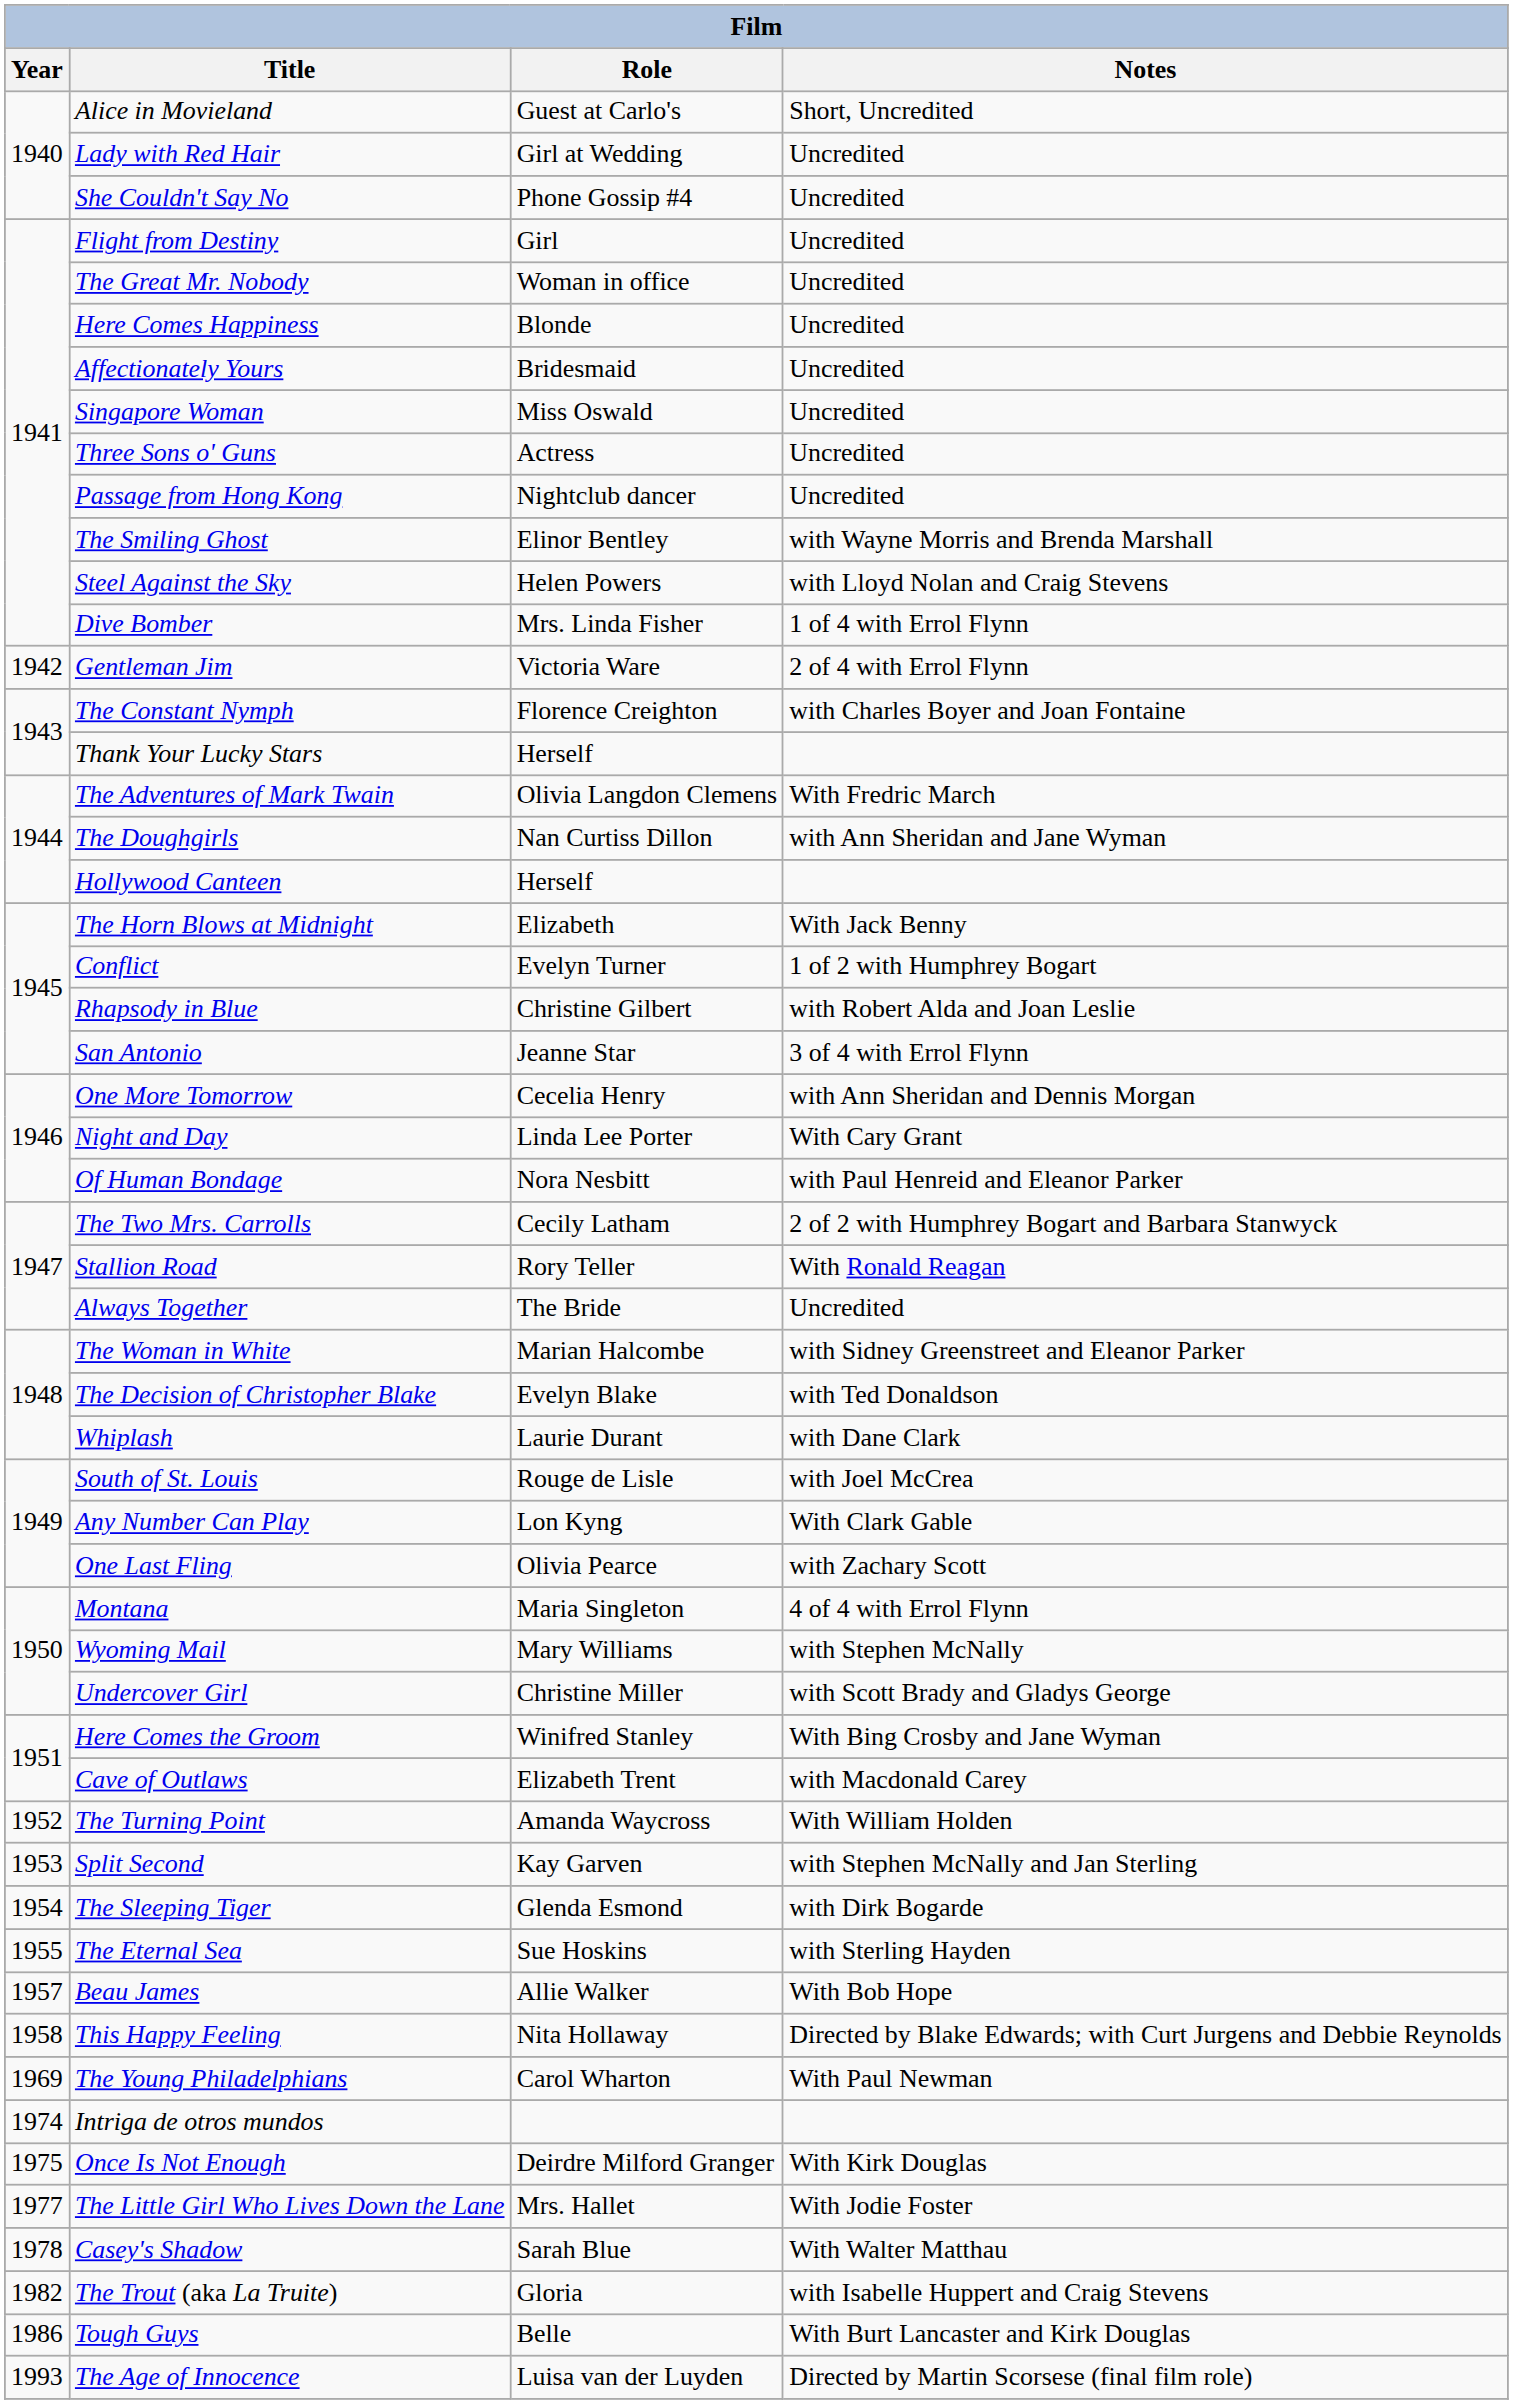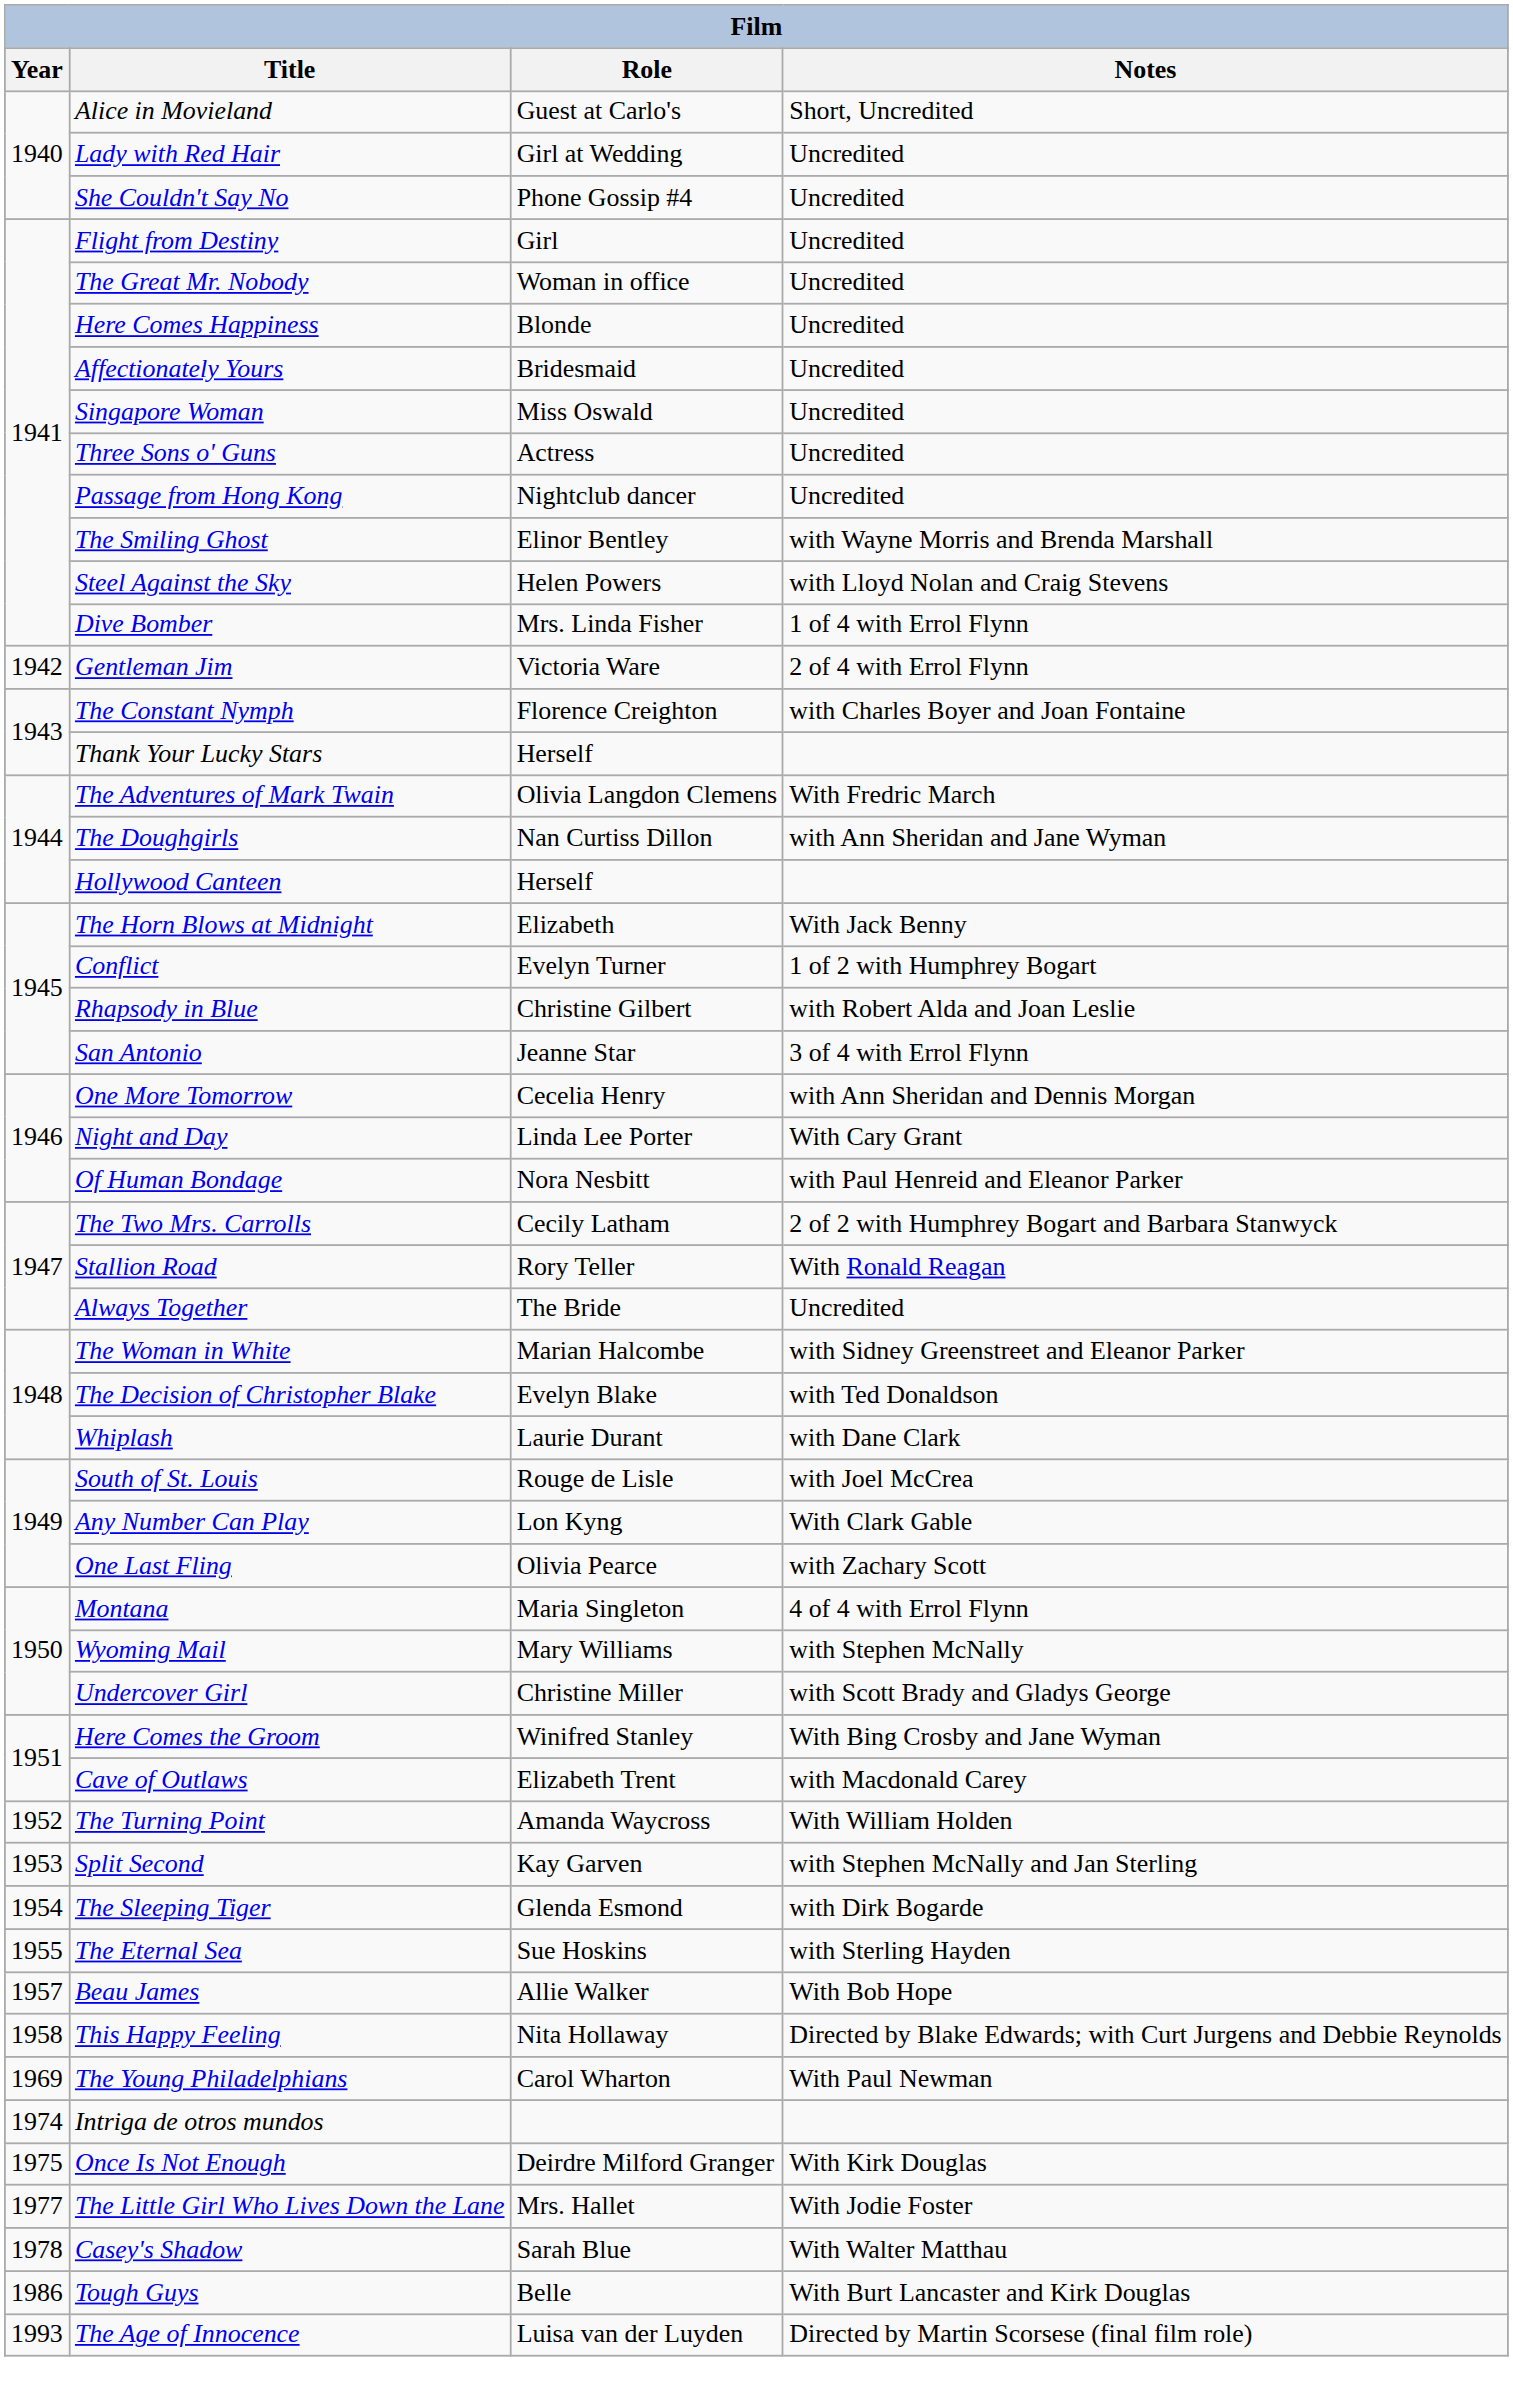- row: (206, 2292)
